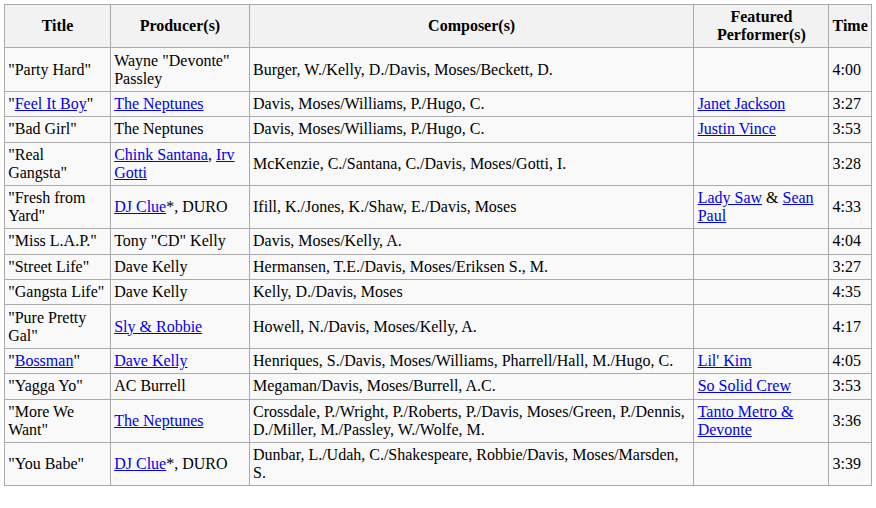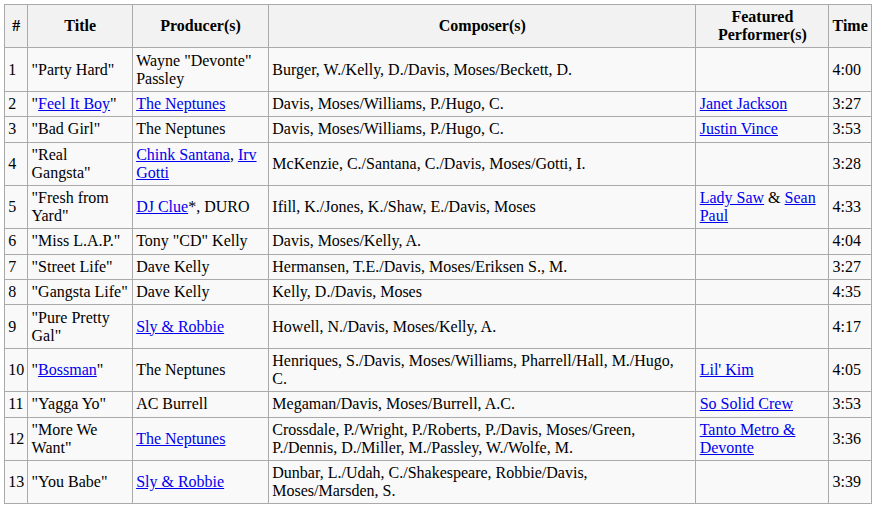+ column: (16, 26)
(151, 360) Dave Kelly -> (181, 369) The Neptunes
(171, 464) DJ Clue*, DURO -> (180, 482) Sly & Robbie
